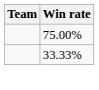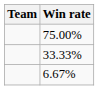+ row: (59, 74)
